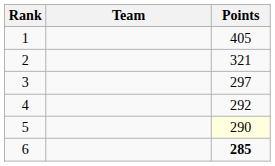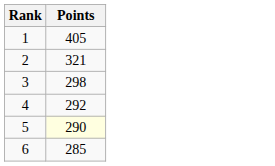- column: (129, 15)
(241, 82) 297 -> (76, 82) 298
(241, 149) bold -> (76, 149) normal
